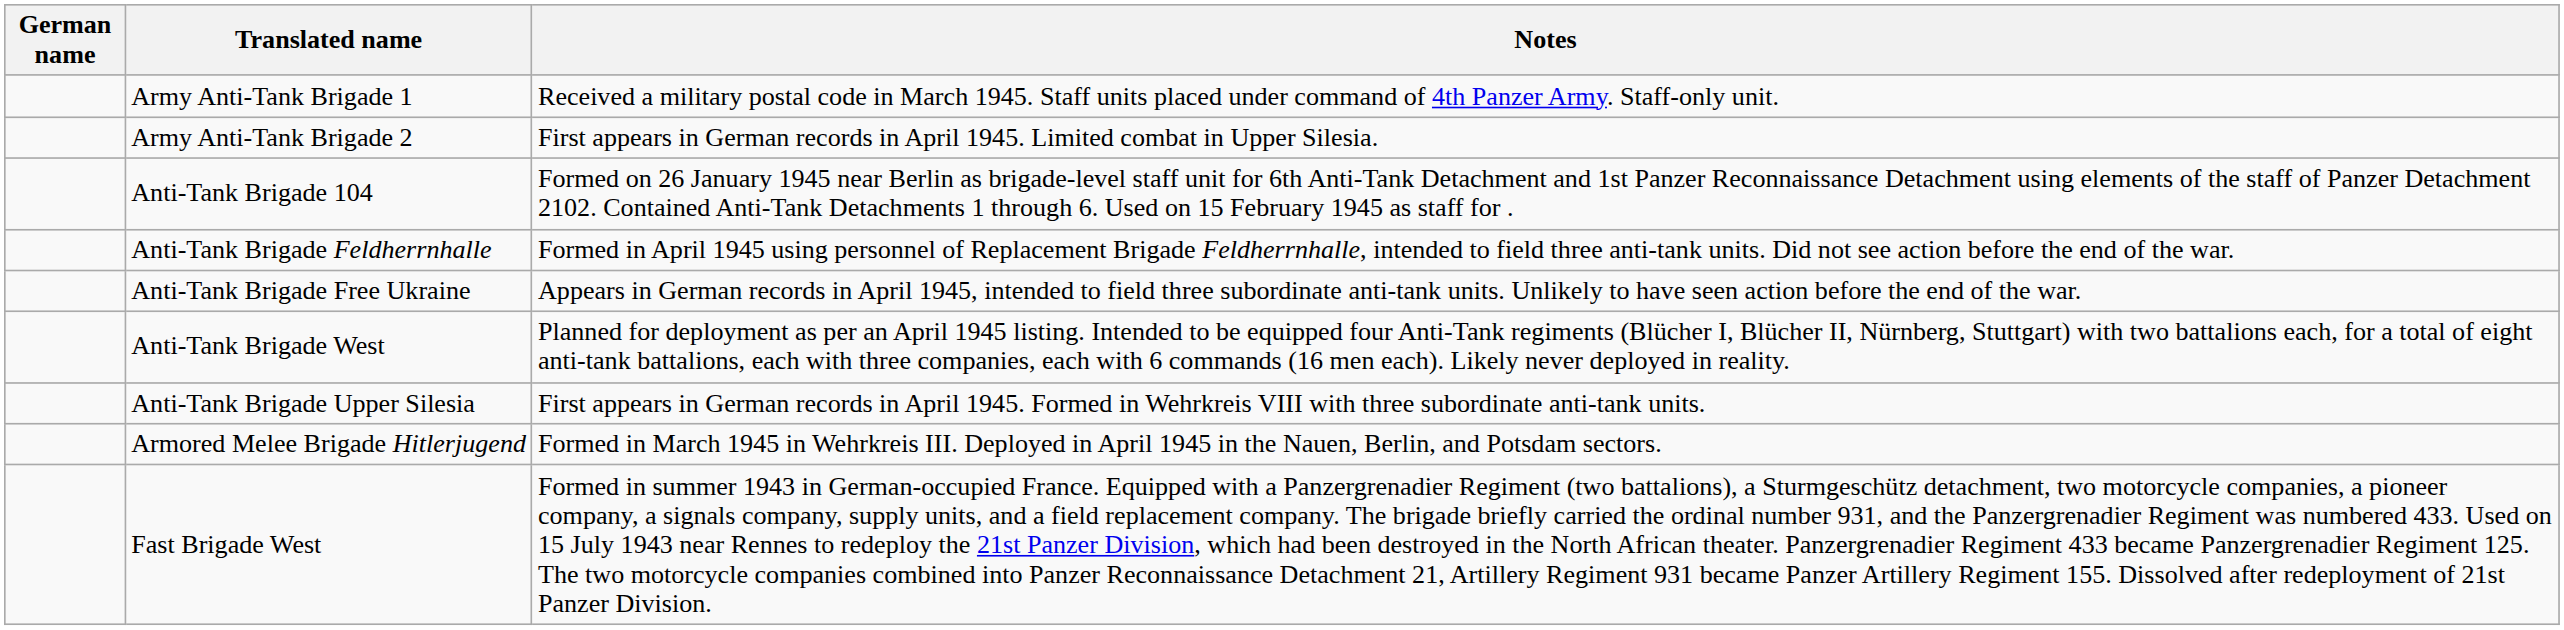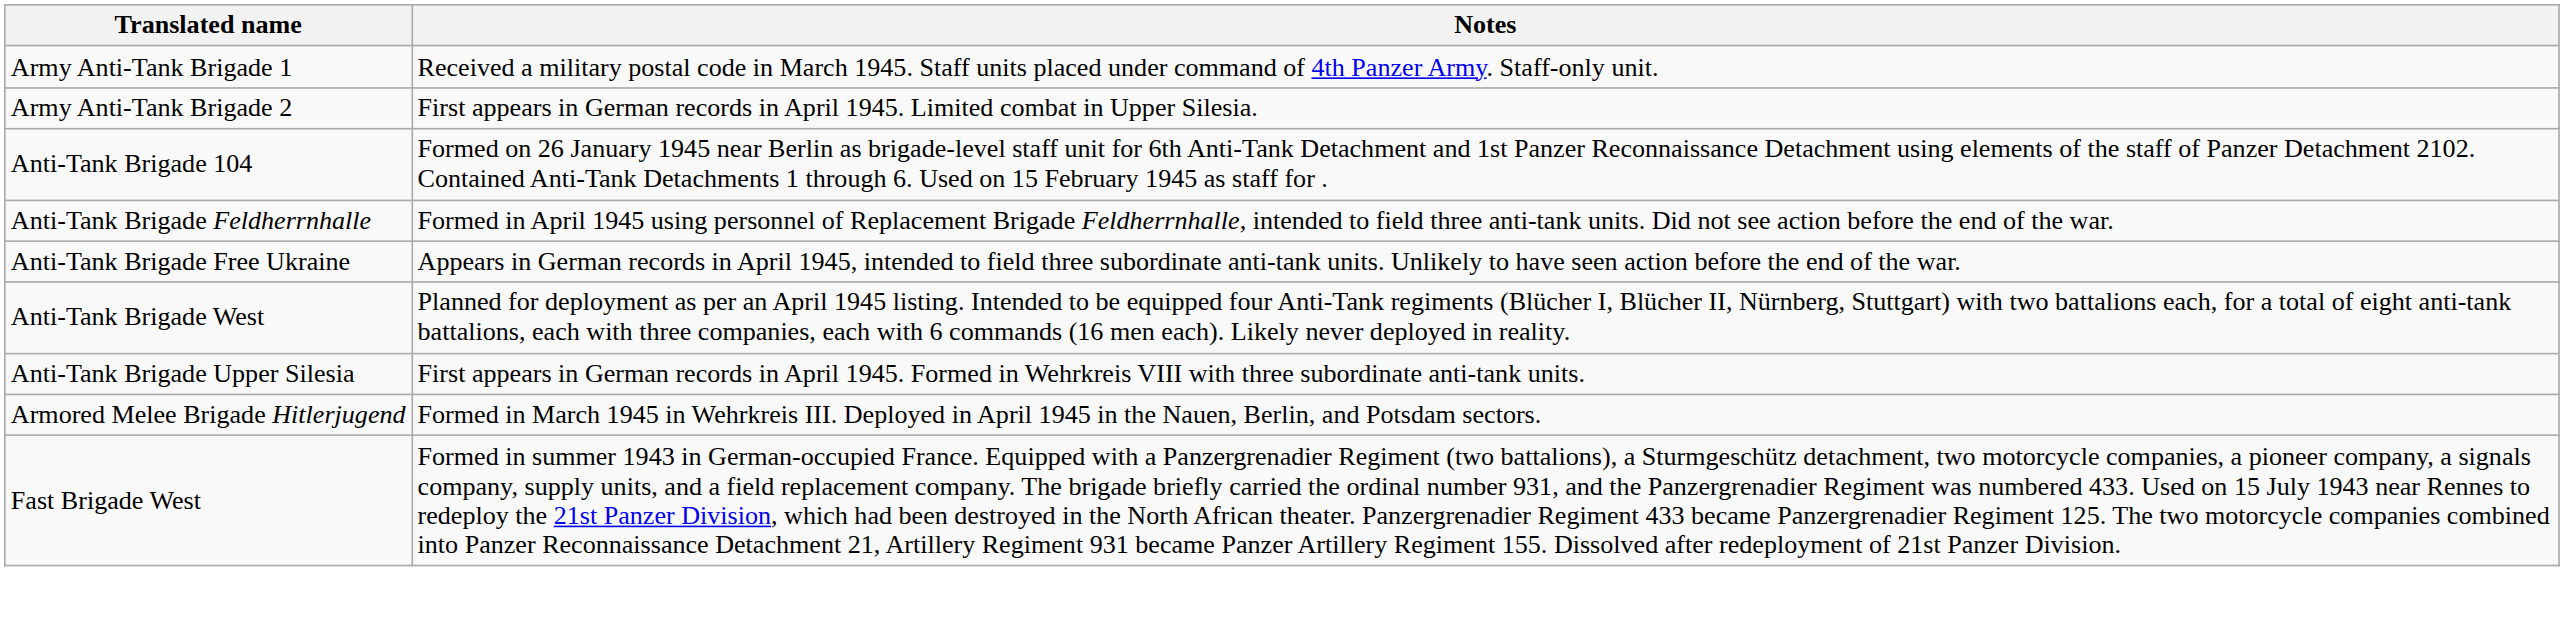- column: (65, 39)
